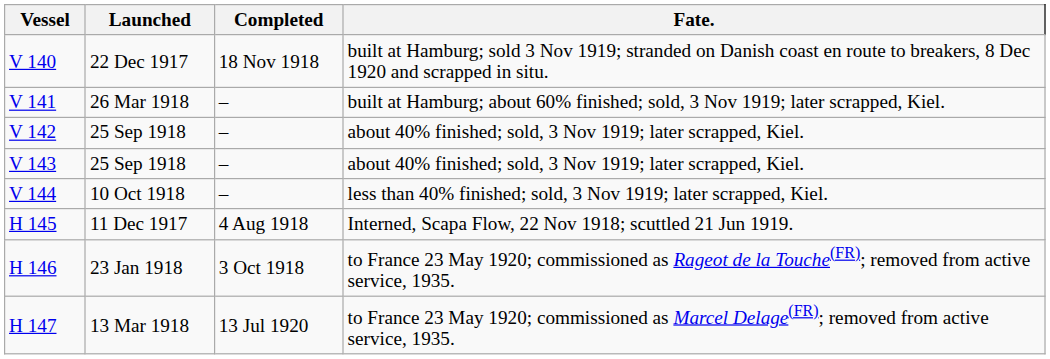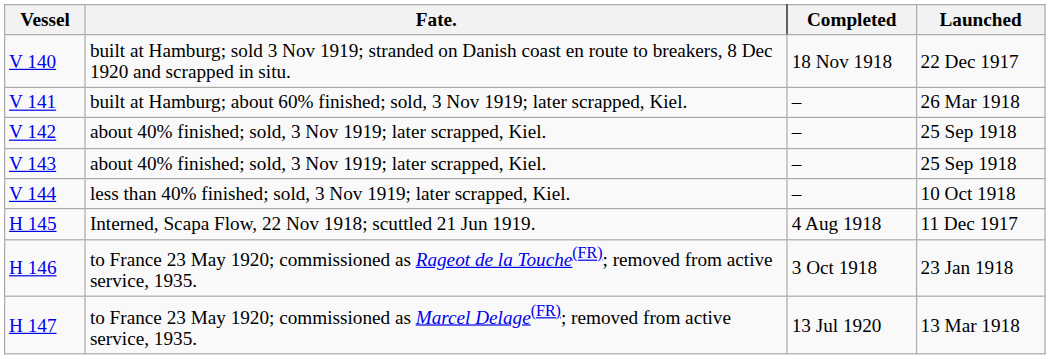columns swapped: (150, 19) <-> (694, 19)
